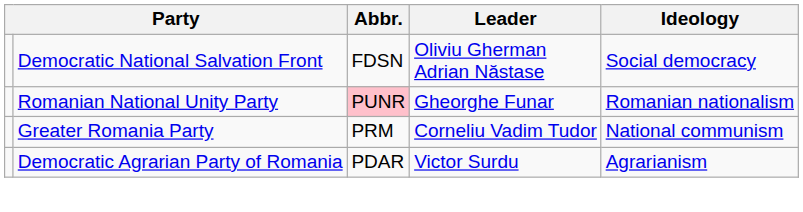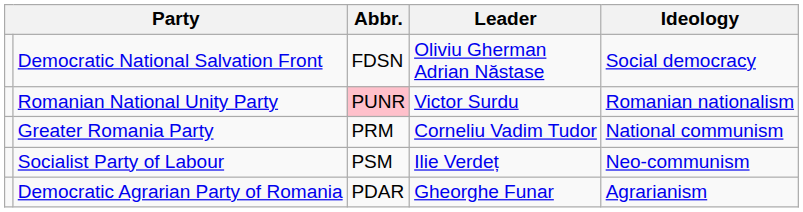(484, 101) Gheorghe Funar -> (466, 101) Victor Surdu
+ row: (121, 161)
(466, 161) Victor Surdu -> (484, 191) Gheorghe Funar
